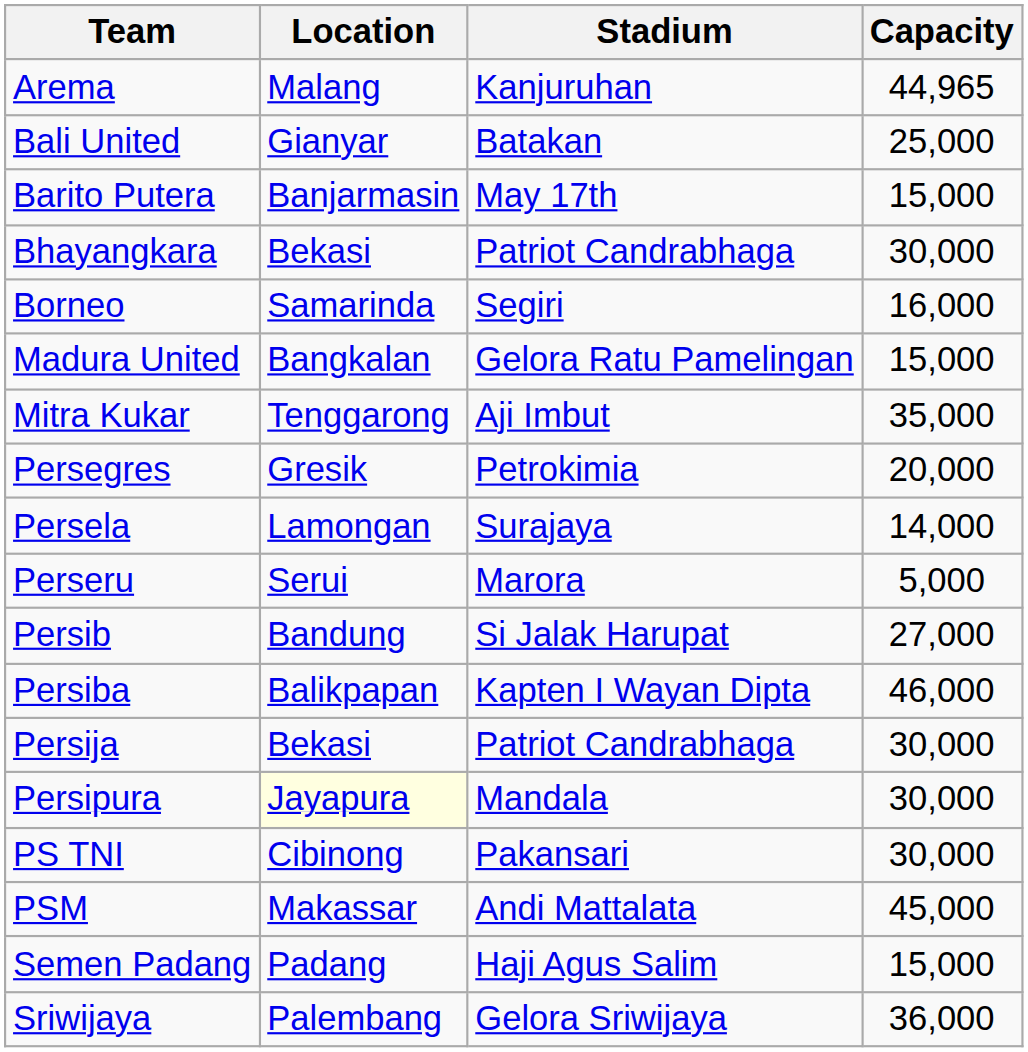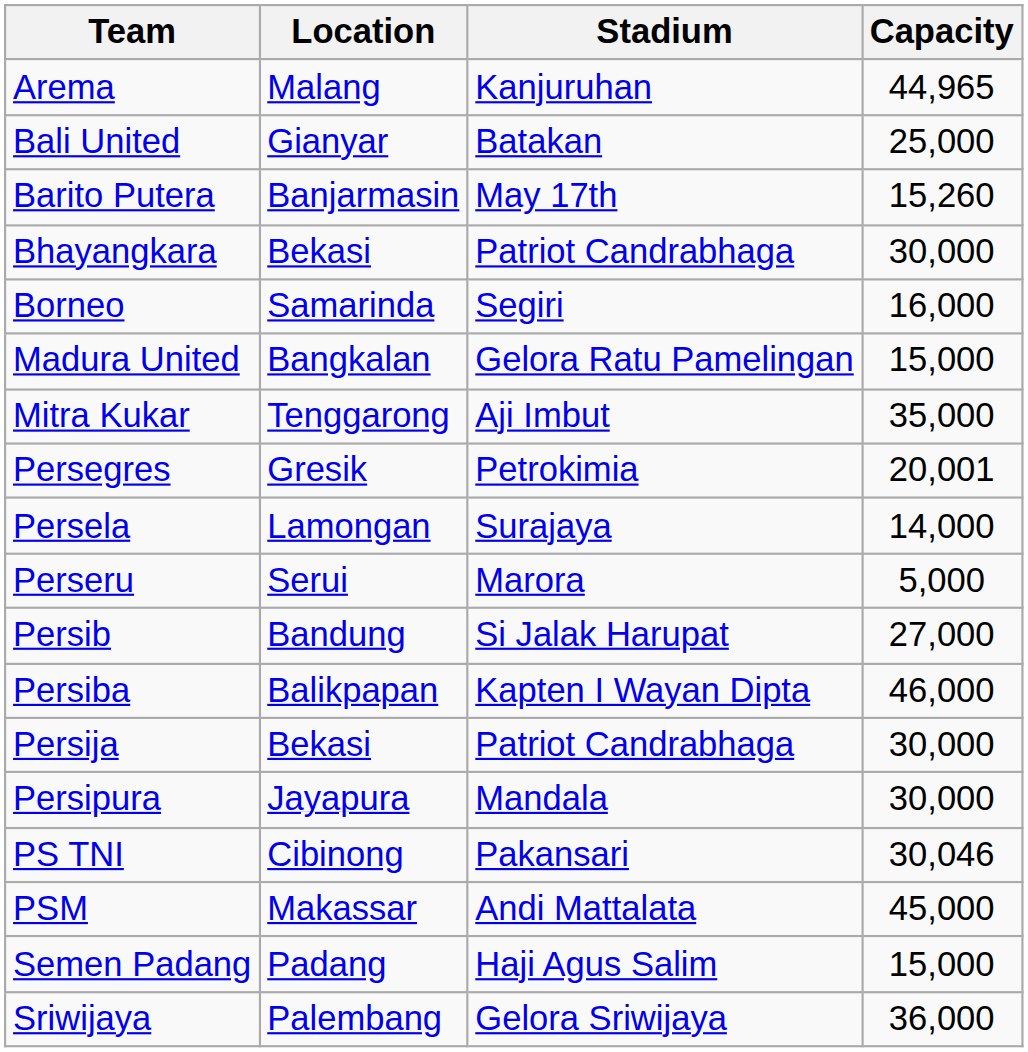(942, 196) 15,000 -> (942, 196) 15,260
(942, 470) 20,000 -> (942, 470) 20,001
(338, 799) lightyellow background -> (338, 799) no background
(942, 854) 30,000 -> (942, 854) 30,046
